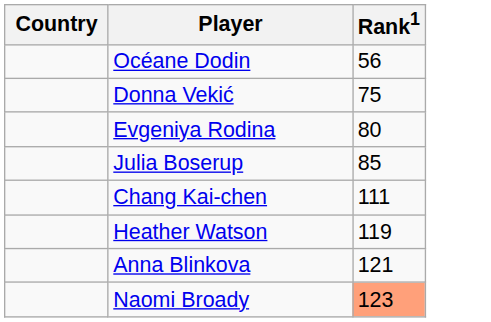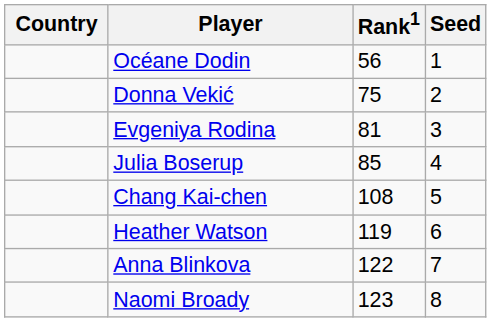+ column: (456, 24)
(370, 129) 80 -> (370, 129) 81
(374, 197) 111 -> (376, 197) 108
(376, 265) 121 -> (376, 265) 122
(376, 299) lightsalmon background -> (376, 299) no background
